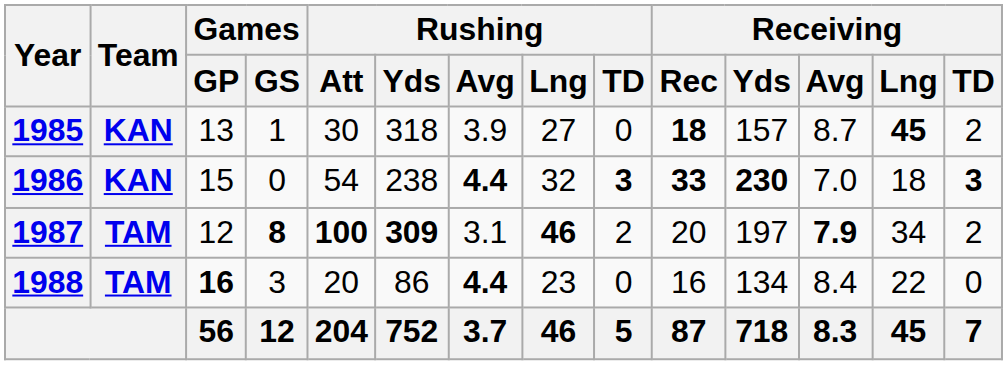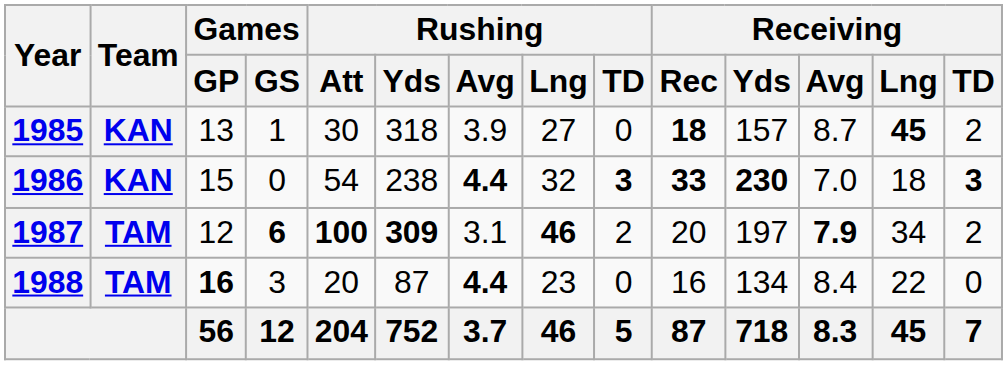(277, 231) 8 -> (277, 231) 6
(412, 282) 86 -> (412, 282) 87
